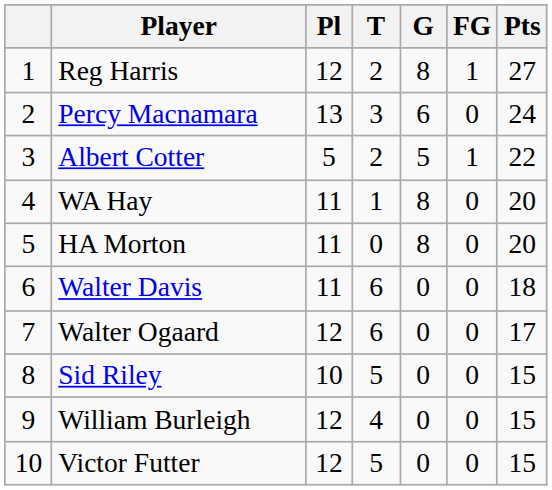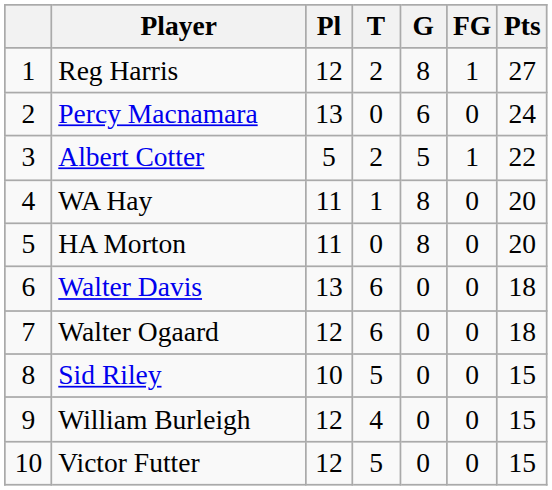(376, 113) 3 -> (376, 113) 0
(329, 288) 11 -> (329, 288) 13
(522, 331) 17 -> (522, 331) 18
